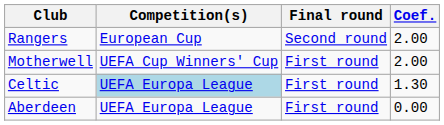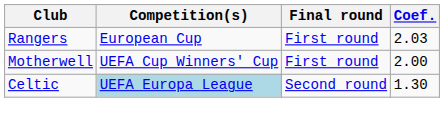(336, 39) Second round -> (332, 39) First round
(411, 39) 2.00 -> (411, 39) 2.03
(332, 85) First round -> (336, 85) Second round
- row: (42, 108)
